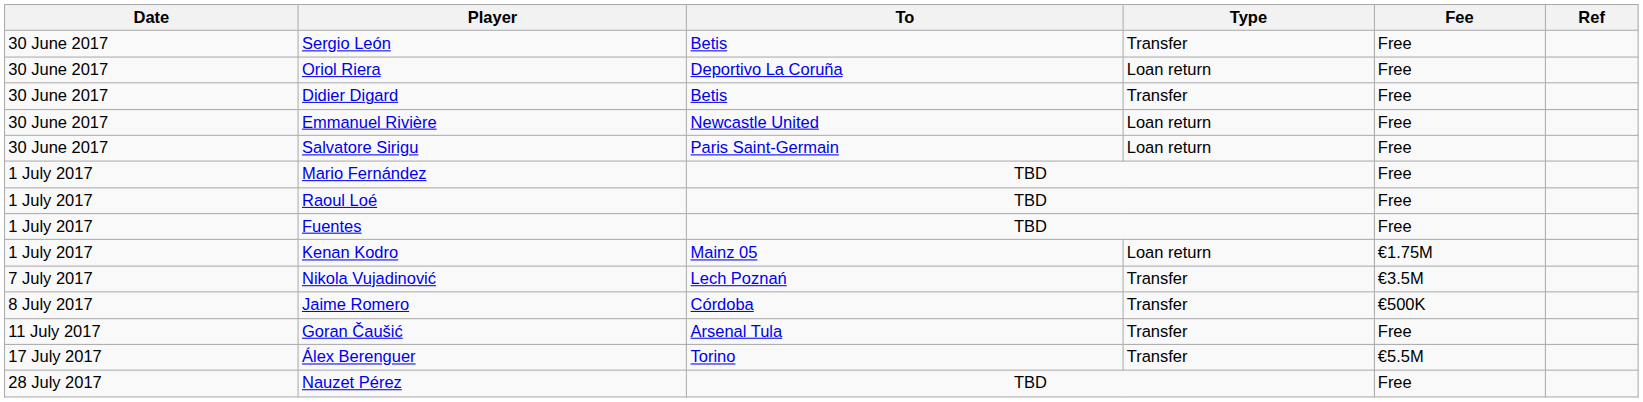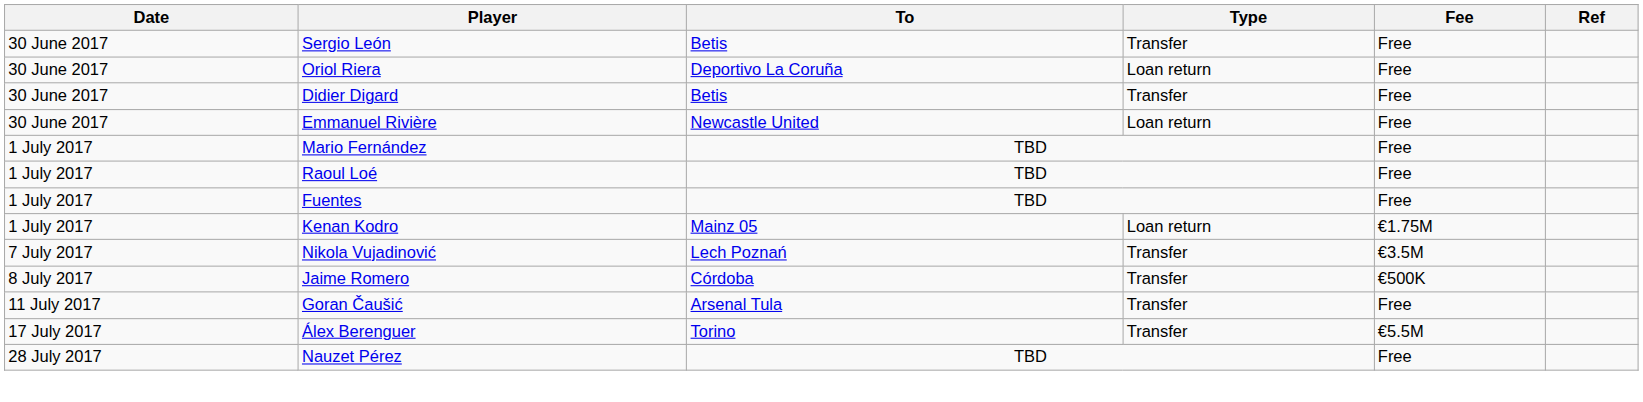- row: (360, 148)
